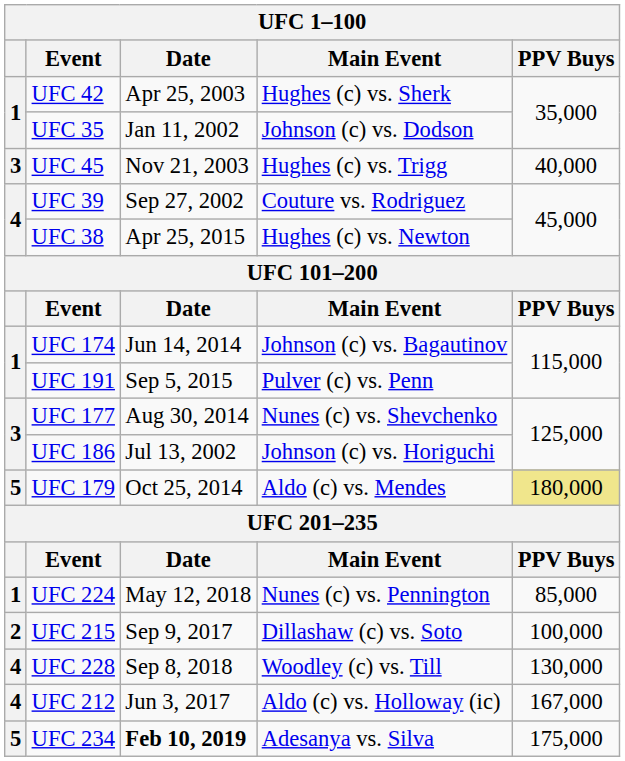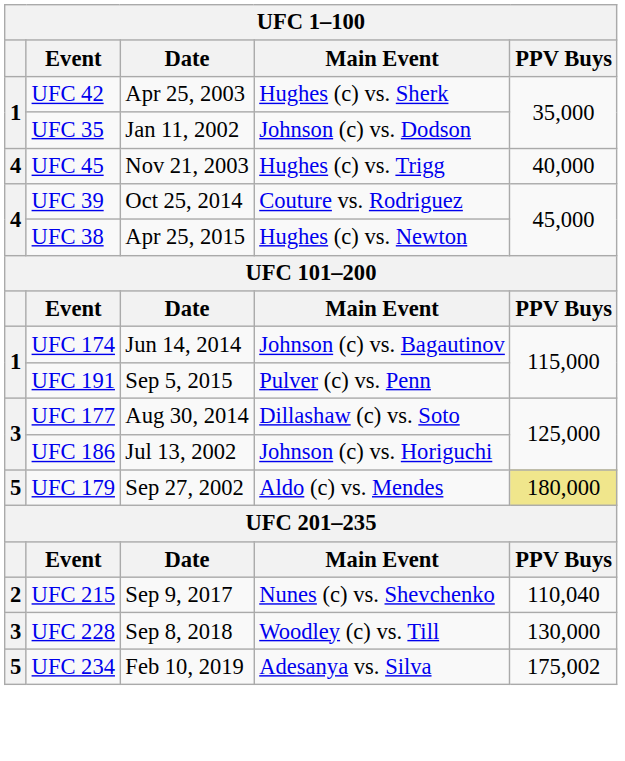(16, 165) 3 -> (16, 165) 4
(185, 201) Sep 27, 2002 -> (184, 201) Oct 25, 2014
(379, 415) Nunes (c) vs. Shevchenko -> (359, 415) Dillashaw (c) vs. Soto
(184, 487) Oct 25, 2014 -> (185, 487) Sep 27, 2002
- row: (73, 594)
(362, 630) Dillashaw (c) vs. Soto -> (377, 594) Nunes (c) vs. Shevchenko
(566, 630) 100,000 -> (564, 594) 110,040
(16, 666) 4 -> (16, 630) 3
- row: (73, 702)
(186, 737) bold -> (185, 666) normal
(566, 737) 175,000 -> (564, 666) 175,002
